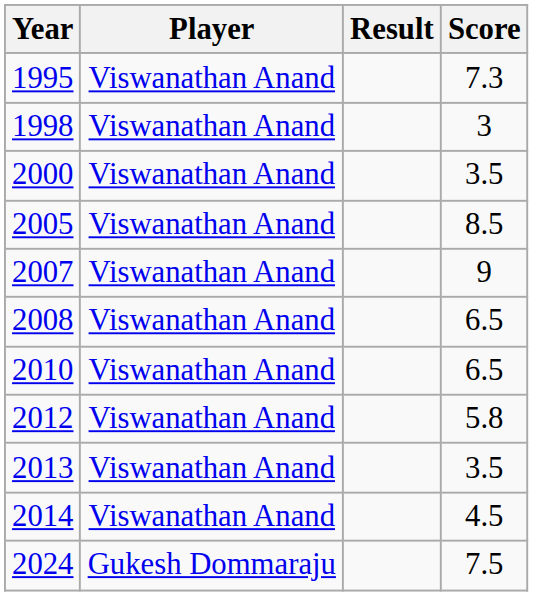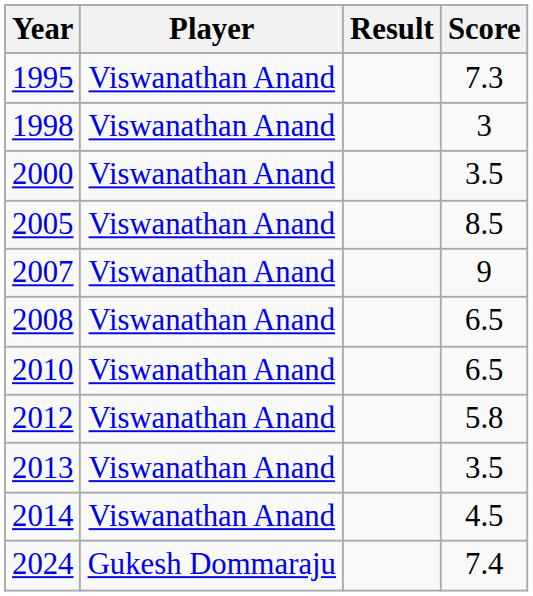(484, 564) 7.5 -> (484, 564) 7.4
